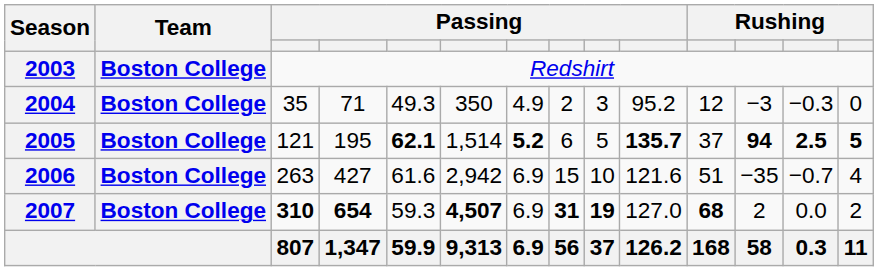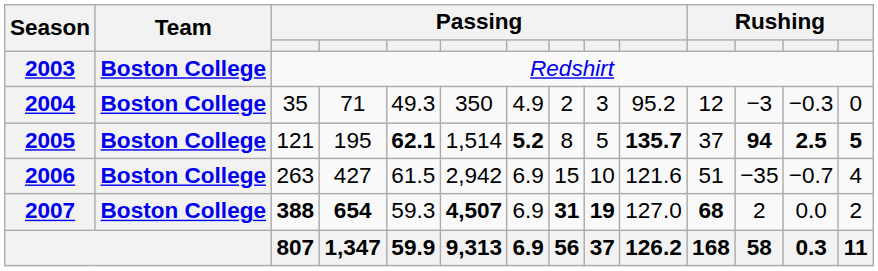(567, 140) 6 -> (567, 140) 8
(413, 175) 61.6 -> (413, 175) 61.5
(295, 211) 310 -> (295, 211) 388
